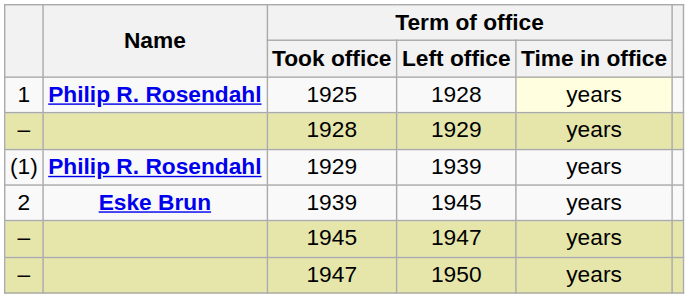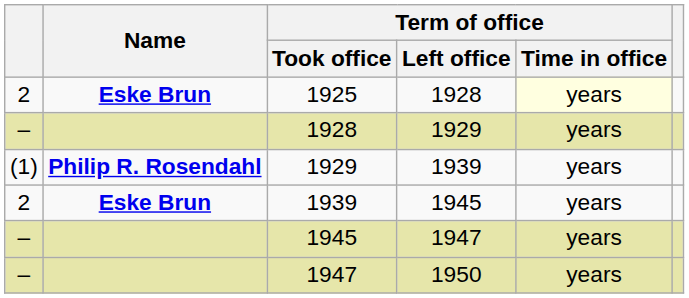(24, 94) 1 -> (24, 94) 2
(155, 94) Philip R. Rosendahl -> (155, 94) Eske Brun
